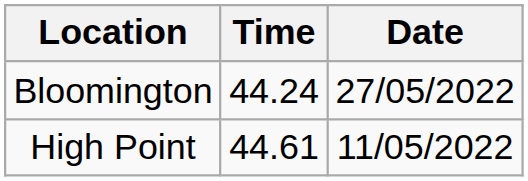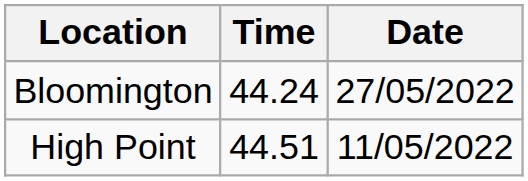(274, 146) 44.61 -> (274, 146) 44.51
